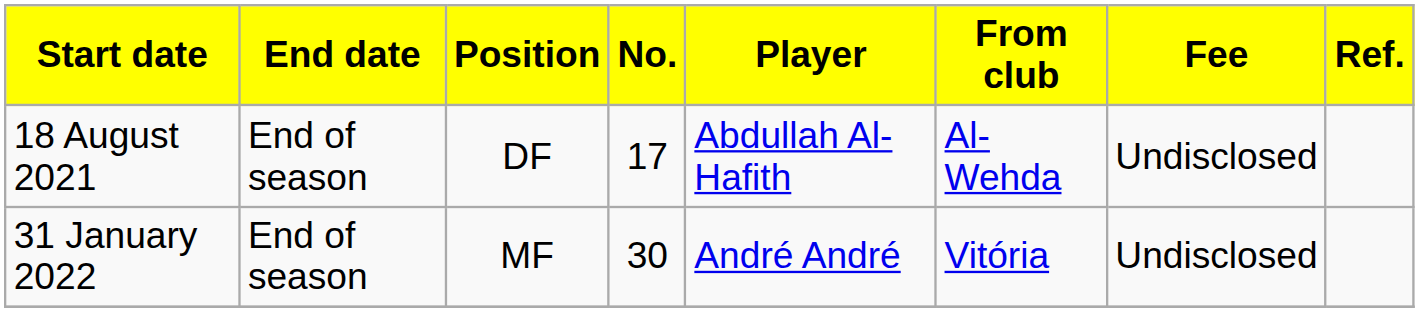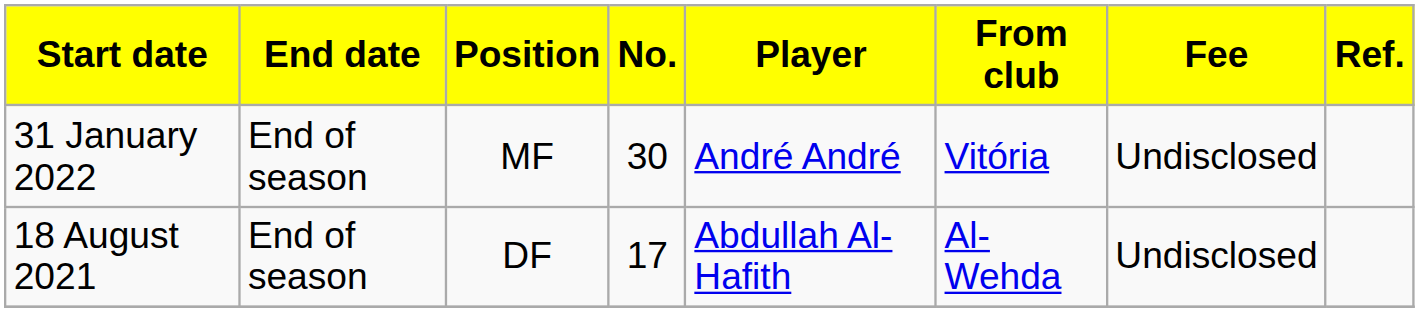rows swapped: (96, 155) <-> (106, 256)
